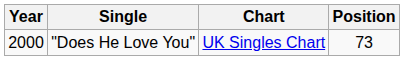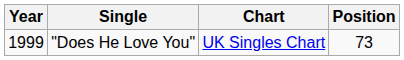(26, 42) 2000 -> (26, 42) 1999
